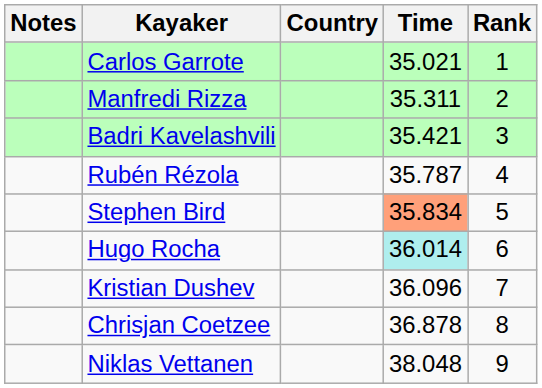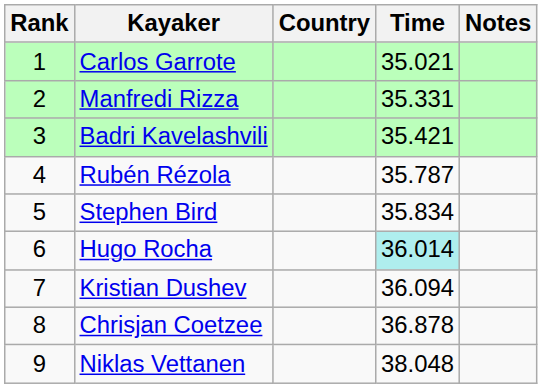columns swapped: (502, 23) <-> (43, 23)
(425, 99) 35.311 -> (417, 99) 35.331
(425, 212) lightsalmon background -> (417, 212) no background
(425, 288) 36.096 -> (417, 288) 36.094
